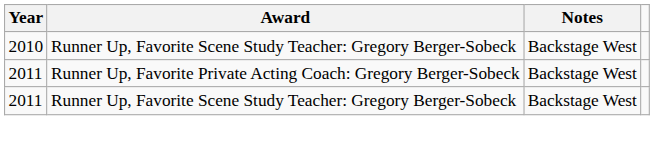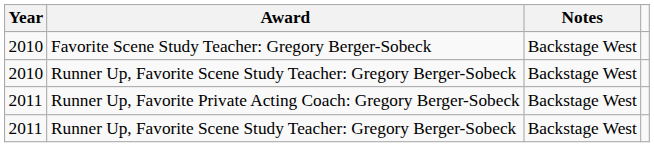+ row: (26, 45)
